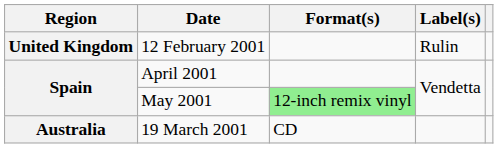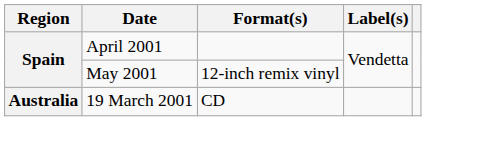- row: (203, 45)
(342, 101) lightgreen background -> (270, 73) no background
